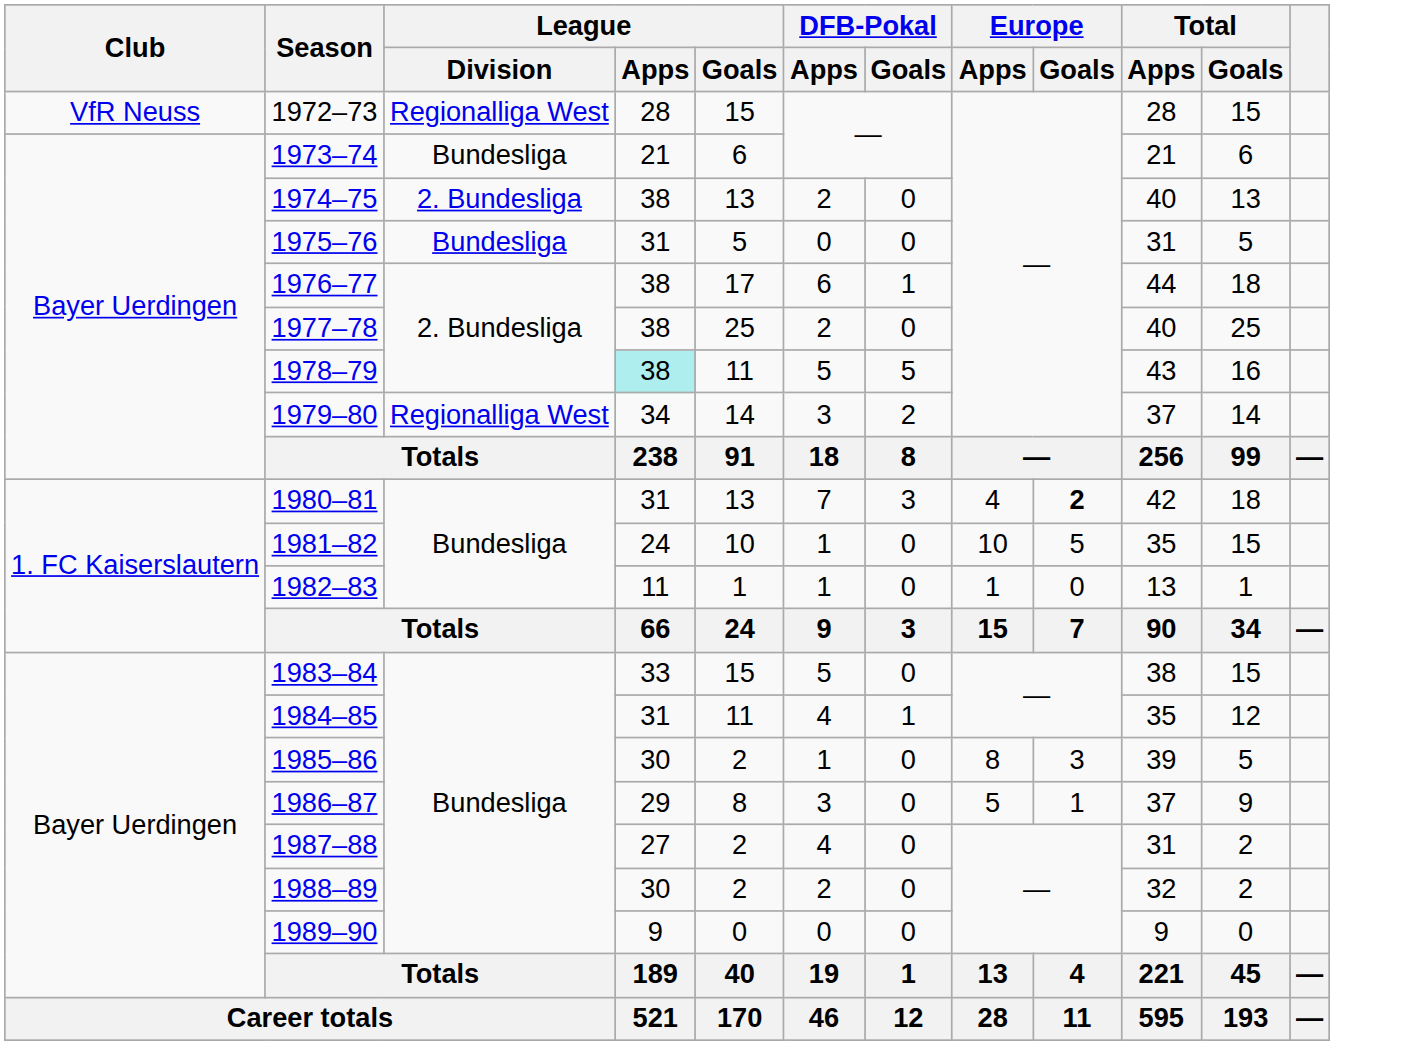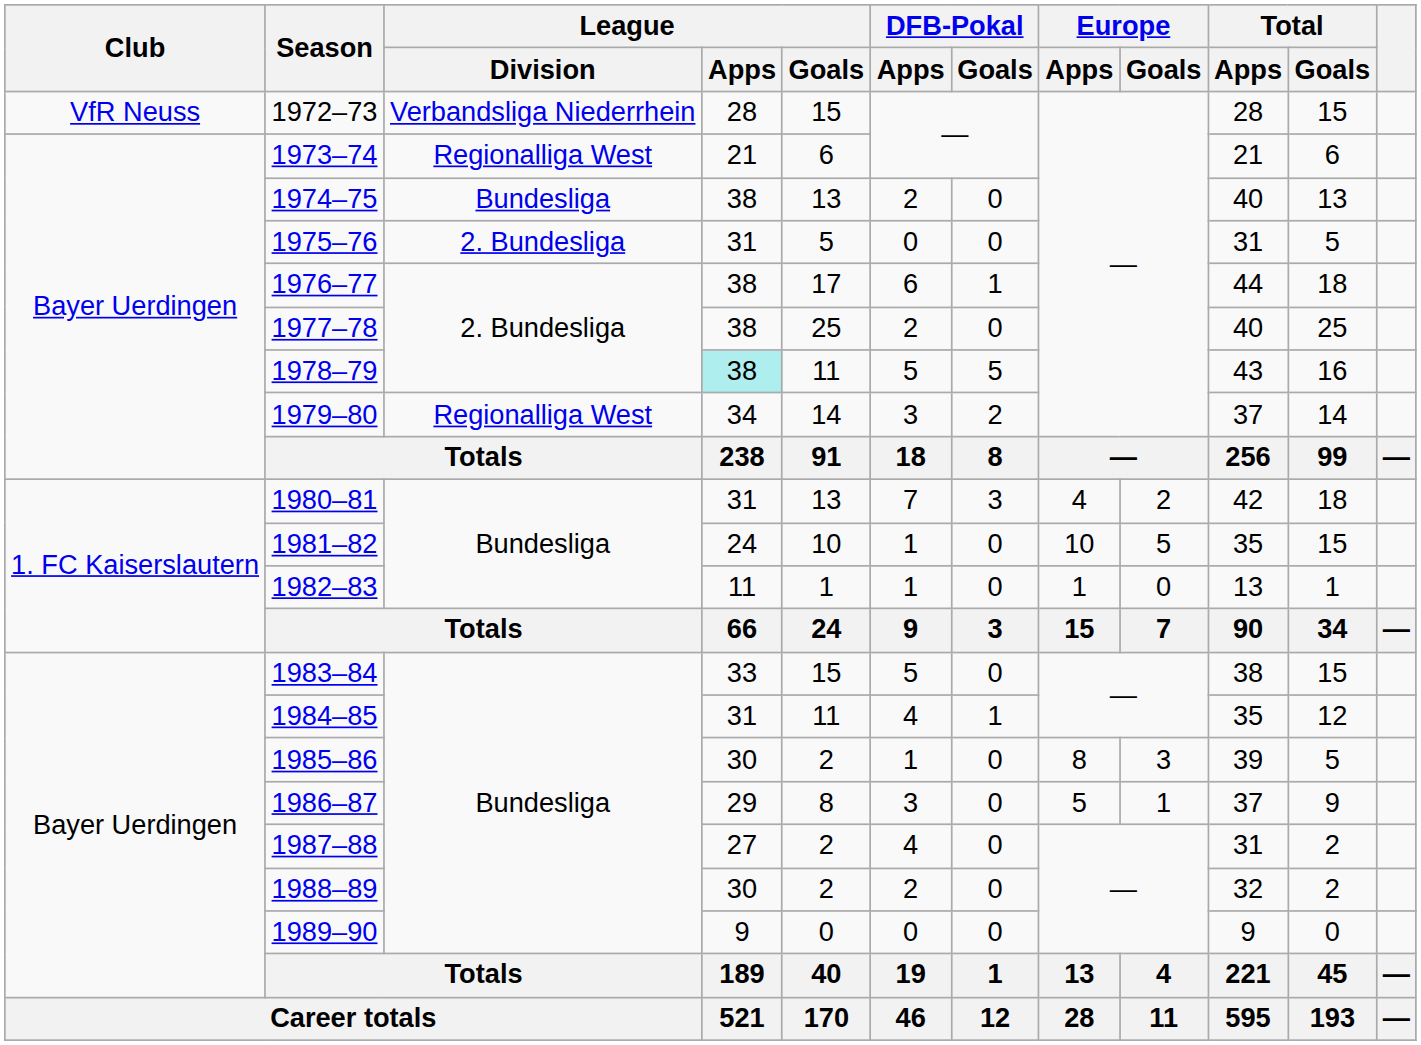(499, 112) Regionalliga West -> (543, 112) Verbandsliga Niederrhein
(499, 155) Bundesliga -> (543, 155) Regionalliga West
(499, 198) 2. Bundesliga -> (543, 198) Bundesliga
(499, 241) Bundesliga -> (543, 241) 2. Bundesliga
(1077, 500) bold -> (1164, 500) normal
